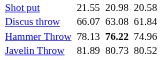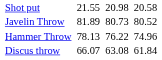rows swapped: (33, 22) <-> (35, 50)
(117, 36) bold -> (117, 36) normal
